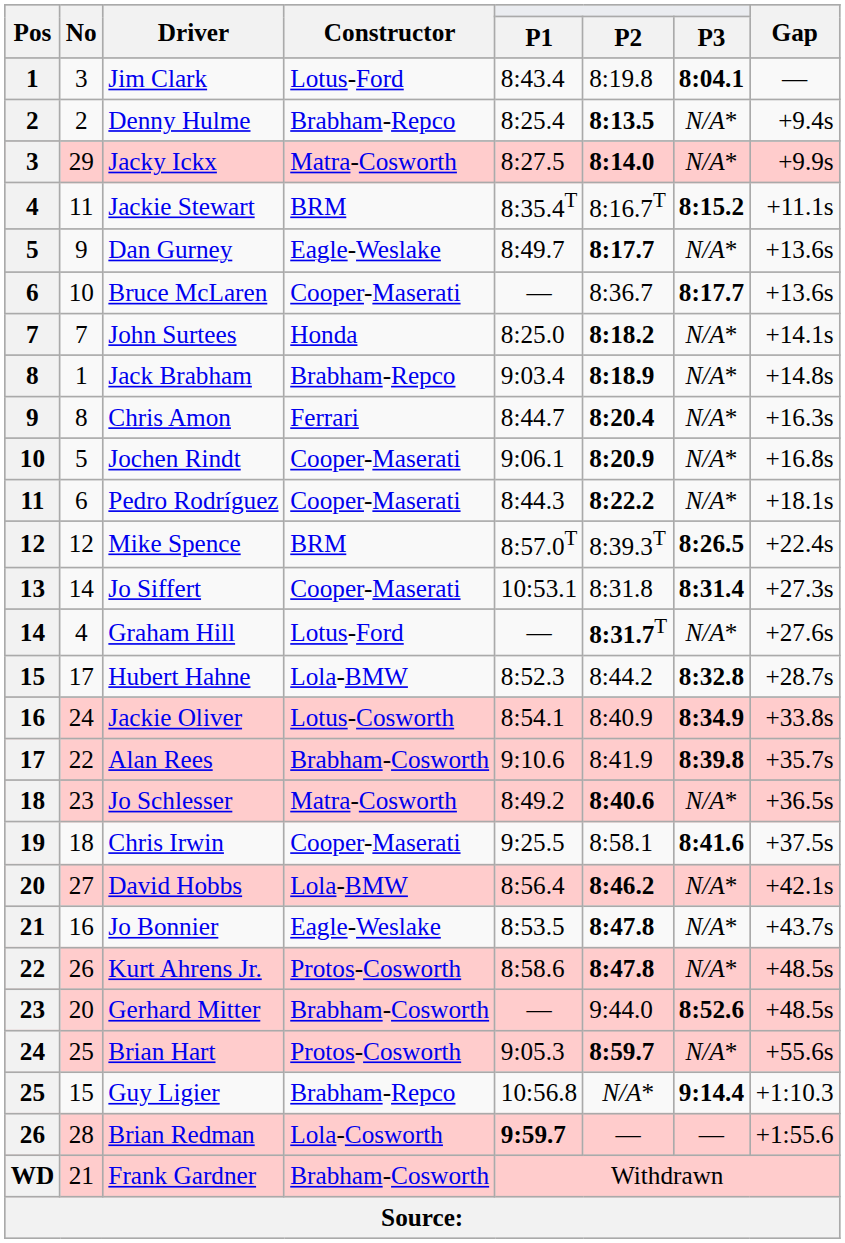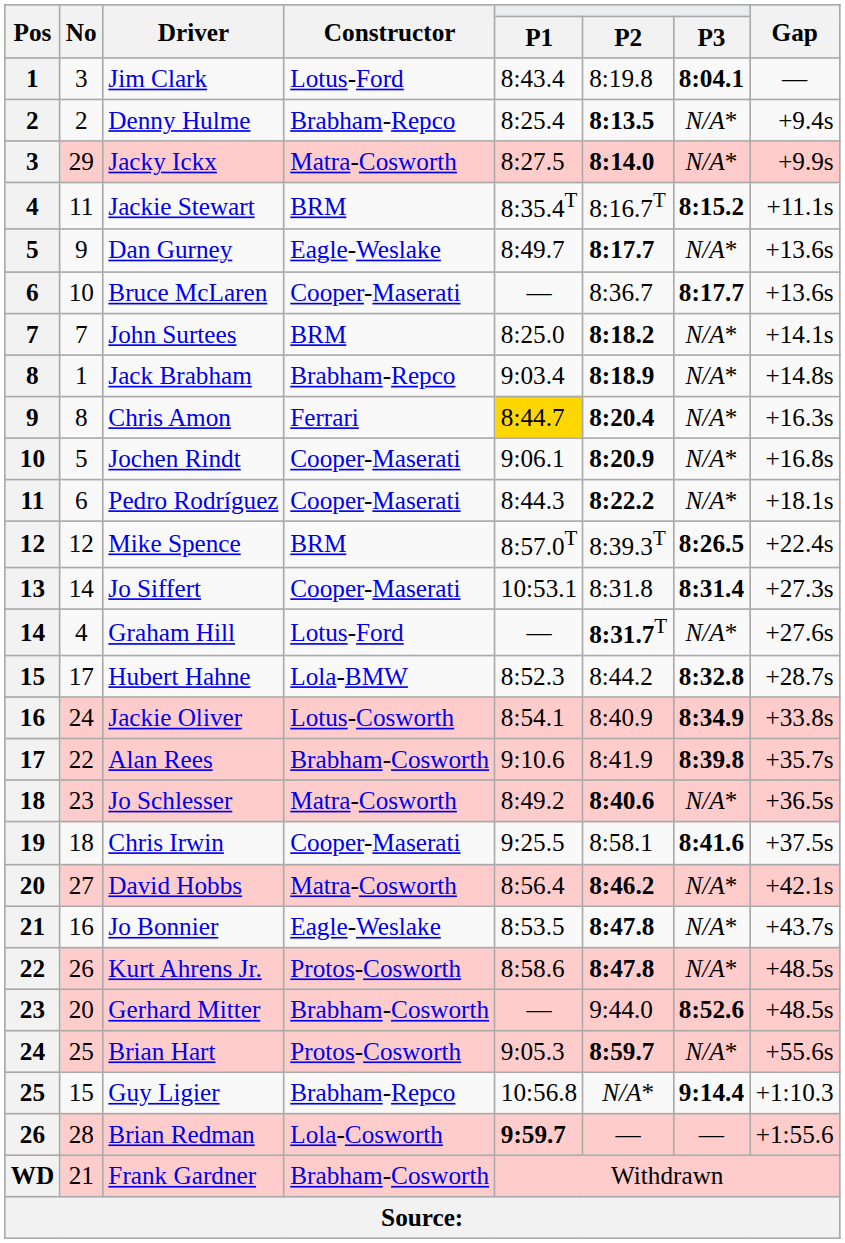(324, 333) Honda -> (318, 333) BRM
(533, 416) no background -> (533, 416) gold background
(349, 884) Lola-BMW -> (374, 884) Matra-Cosworth
